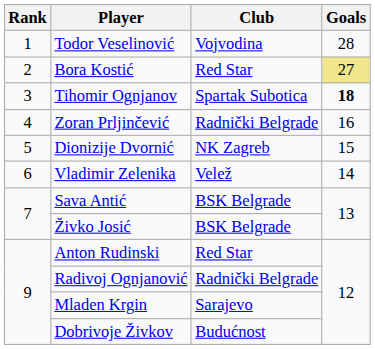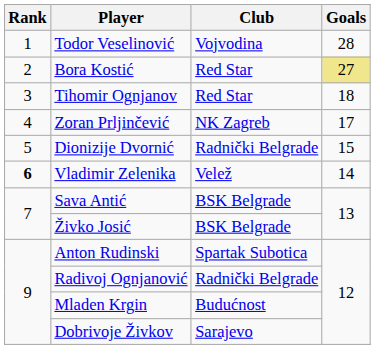(251, 95) Spartak Subotica -> (224, 95) Red Star
(346, 95) bold -> (346, 95) normal
(257, 122) Radnički Belgrade -> (232, 122) NK Zagreb
(346, 122) 16 -> (346, 122) 17
(232, 148) NK Zagreb -> (257, 148) Radnički Belgrade
(28, 174) normal -> (28, 174) bold
(224, 252) Red Star -> (251, 252) Spartak Subotica
(224, 305) Sarajevo -> (230, 305) Budućnost
(230, 331) Budućnost -> (224, 331) Sarajevo
